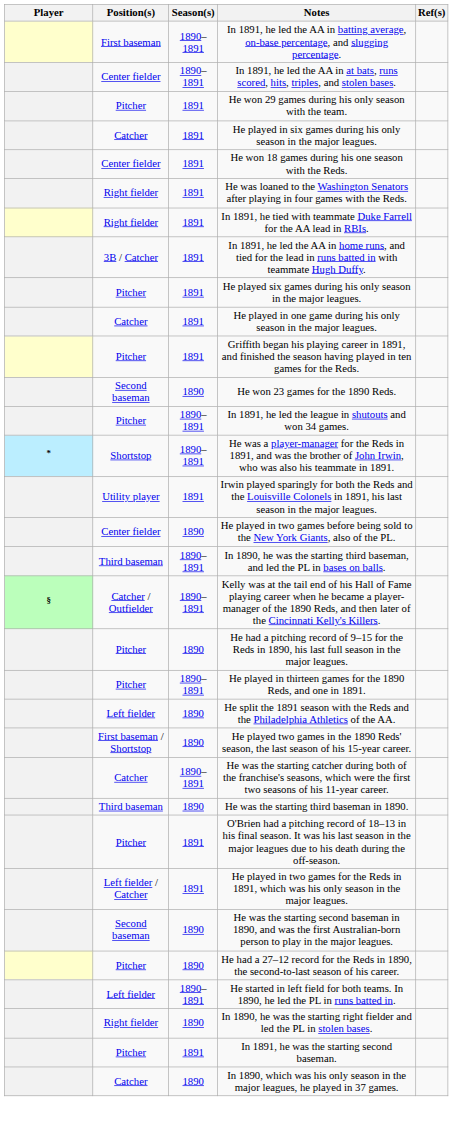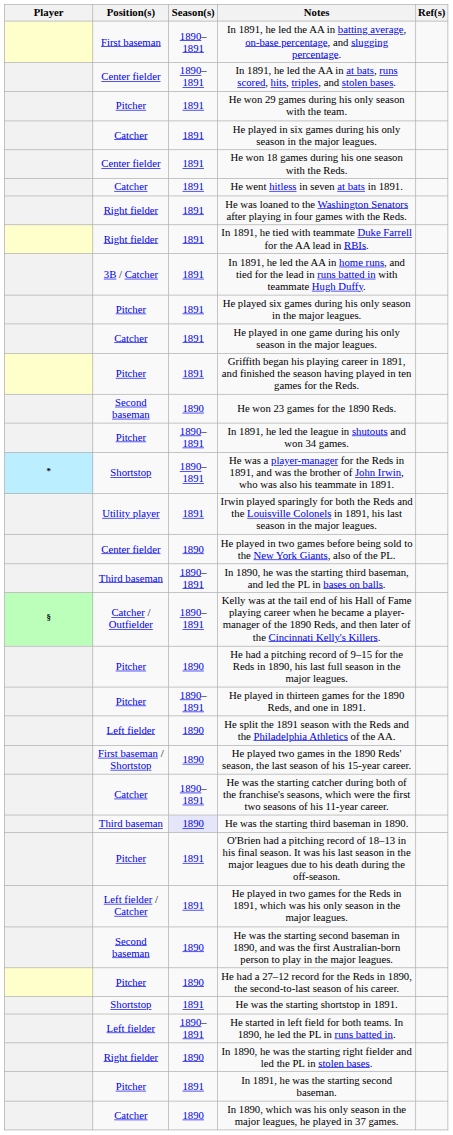+ row: (317, 187)
(193, 806) no background -> (193, 823) lavender background
+ row: (317, 1005)
